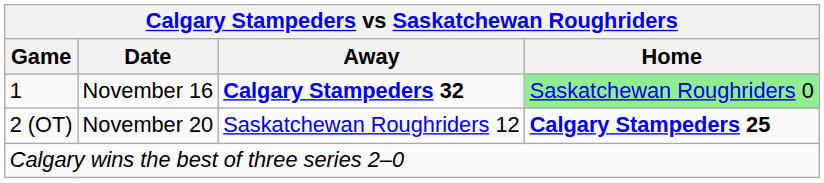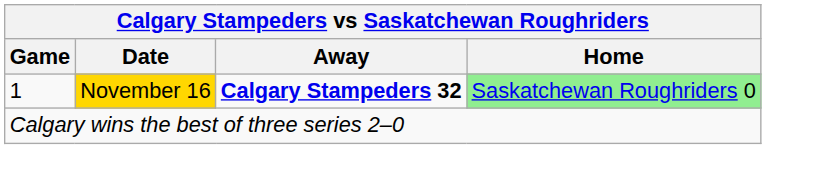(148, 90) no background -> (146, 90) gold background
- row: (41, 125)
